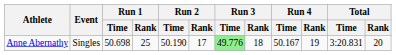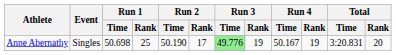(258, 43) 18 -> (258, 43) 19
